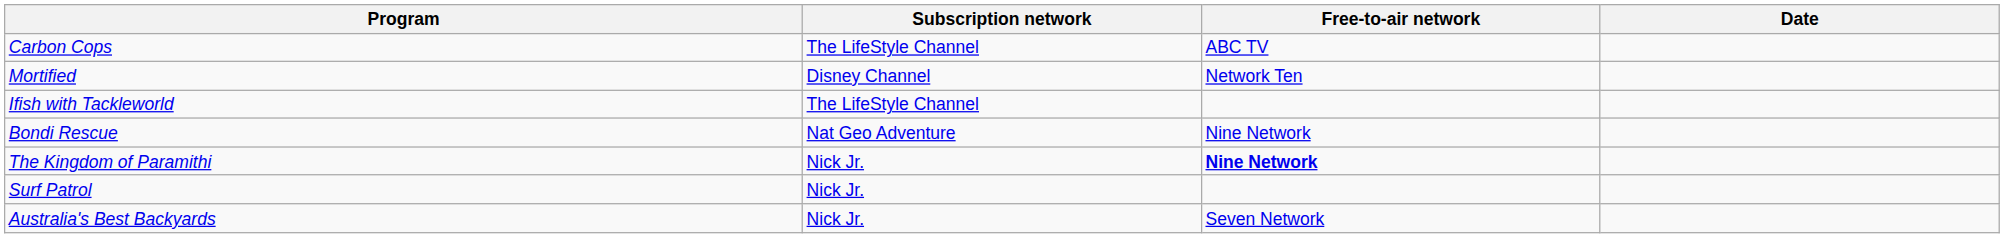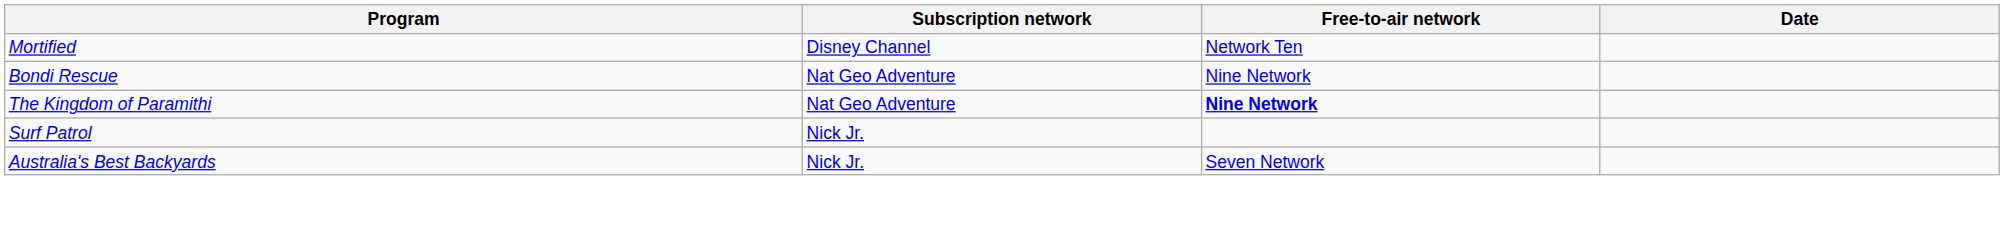- row: (60, 47)
- row: (91, 104)
(835, 161) Nick Jr. -> (881, 104) Nat Geo Adventure
